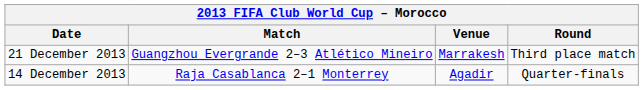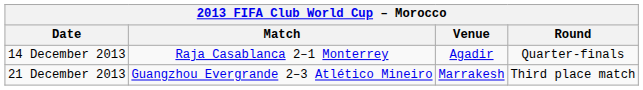rows swapped: (67, 75) <-> (67, 55)
